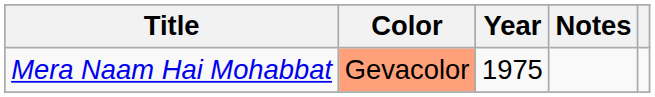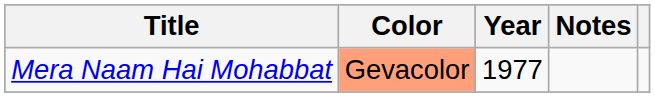(512, 69) 1975 -> (512, 69) 1977
